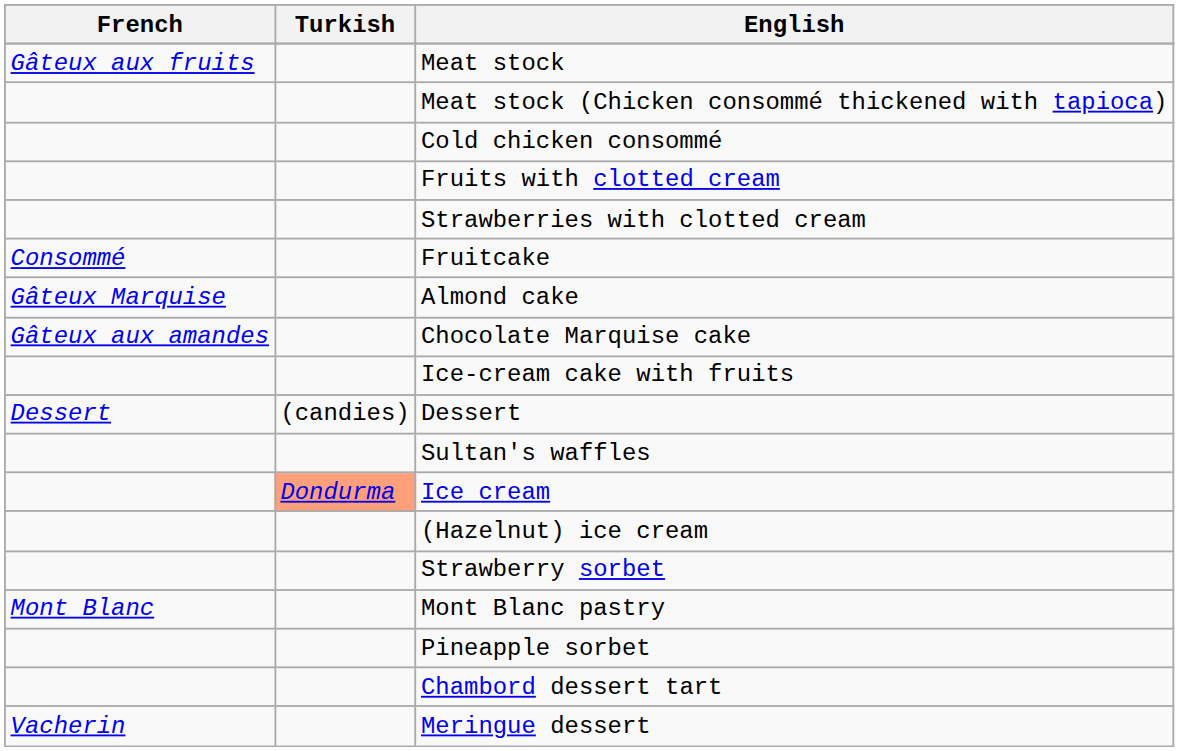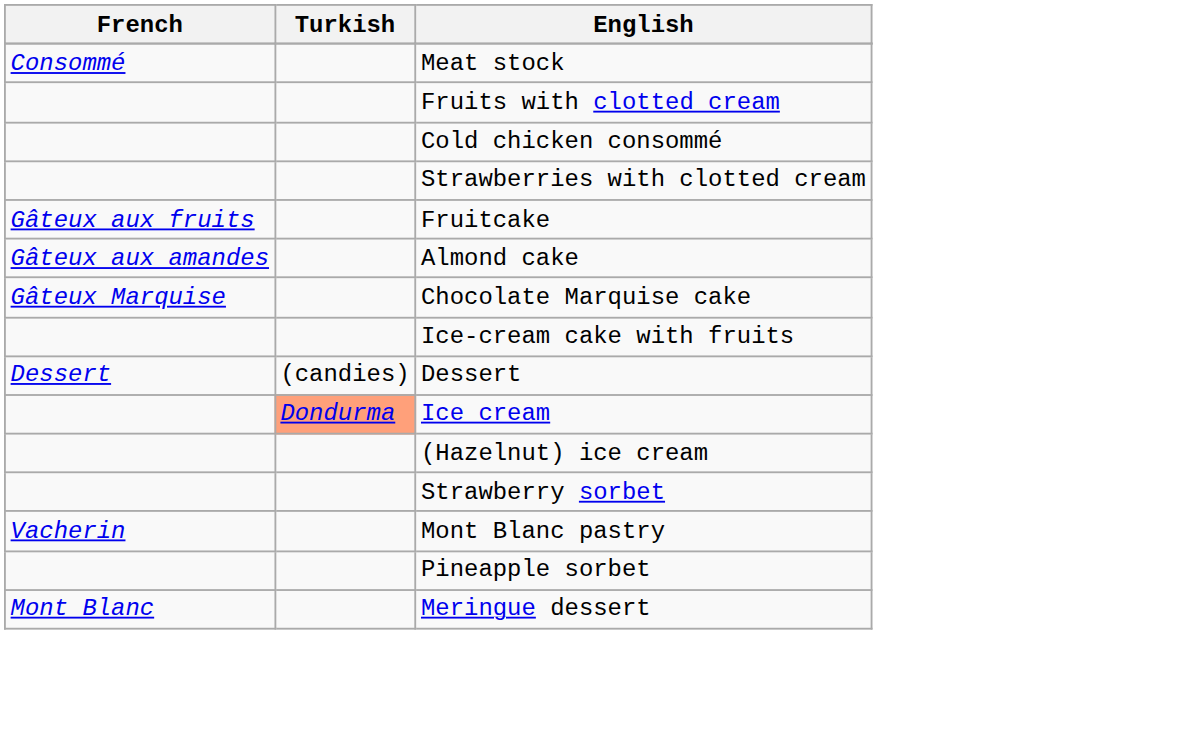(133, 63) Gâteux aux fruits -> (68, 63) Consommé
- row: (794, 102)
rows swapped: (572, 141) <-> (600, 180)
(68, 258) Consommé -> (133, 219) Gâteux aux fruits
(118, 297) Gâteux Marquise -> (140, 258) Gâteux aux amandes
(140, 336) Gâteux aux amandes -> (118, 297) Gâteux Marquise
- row: (536, 453)
(82, 609) Mont Blanc -> (68, 531) Vacherin
- row: (572, 687)
(68, 726) Vacherin -> (82, 609) Mont Blanc
